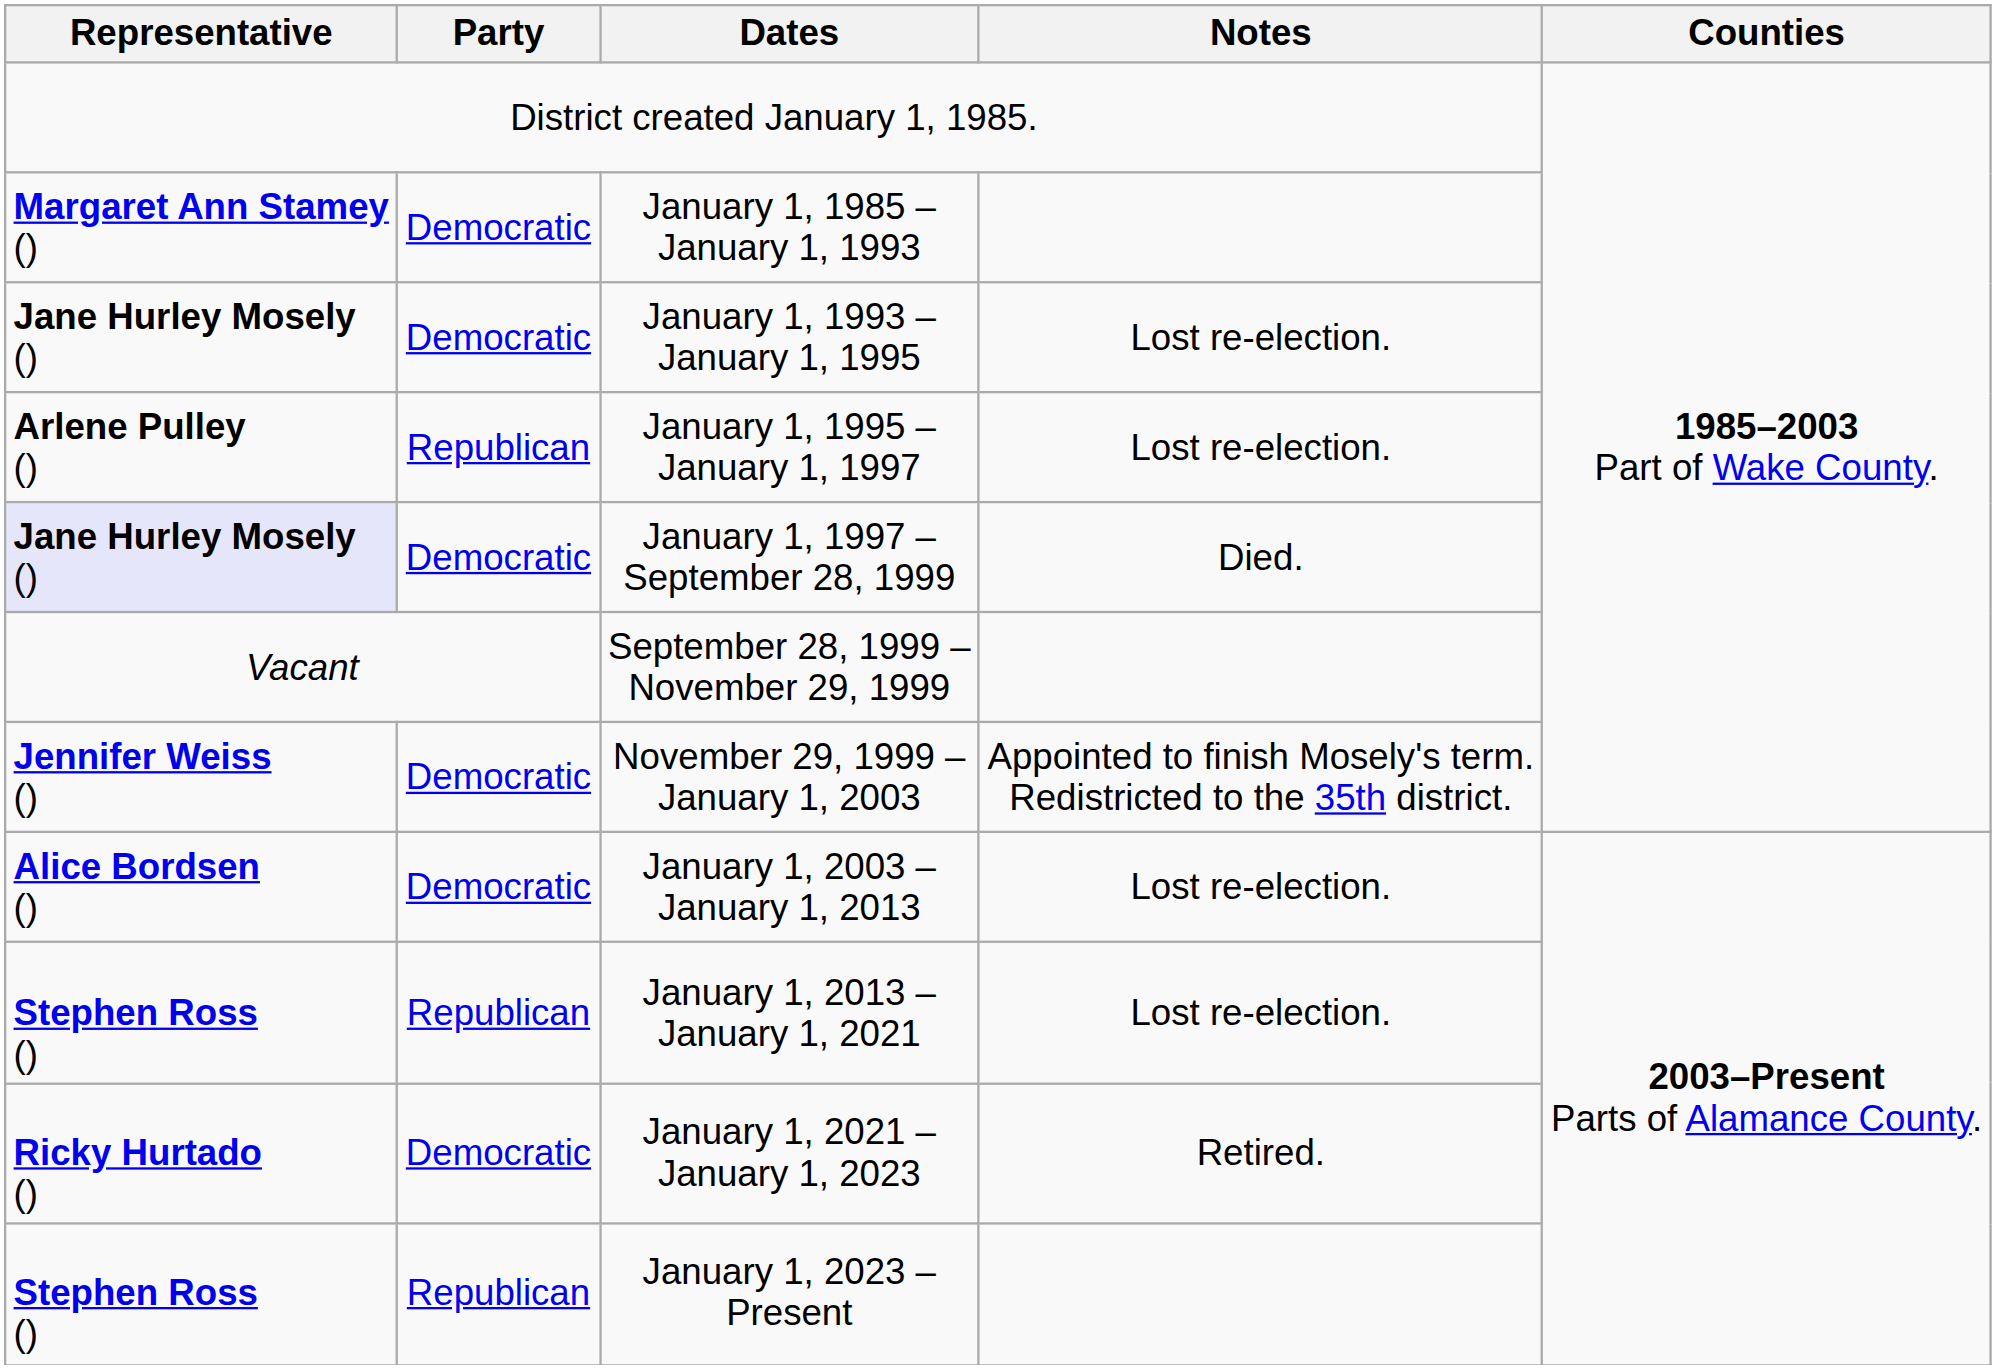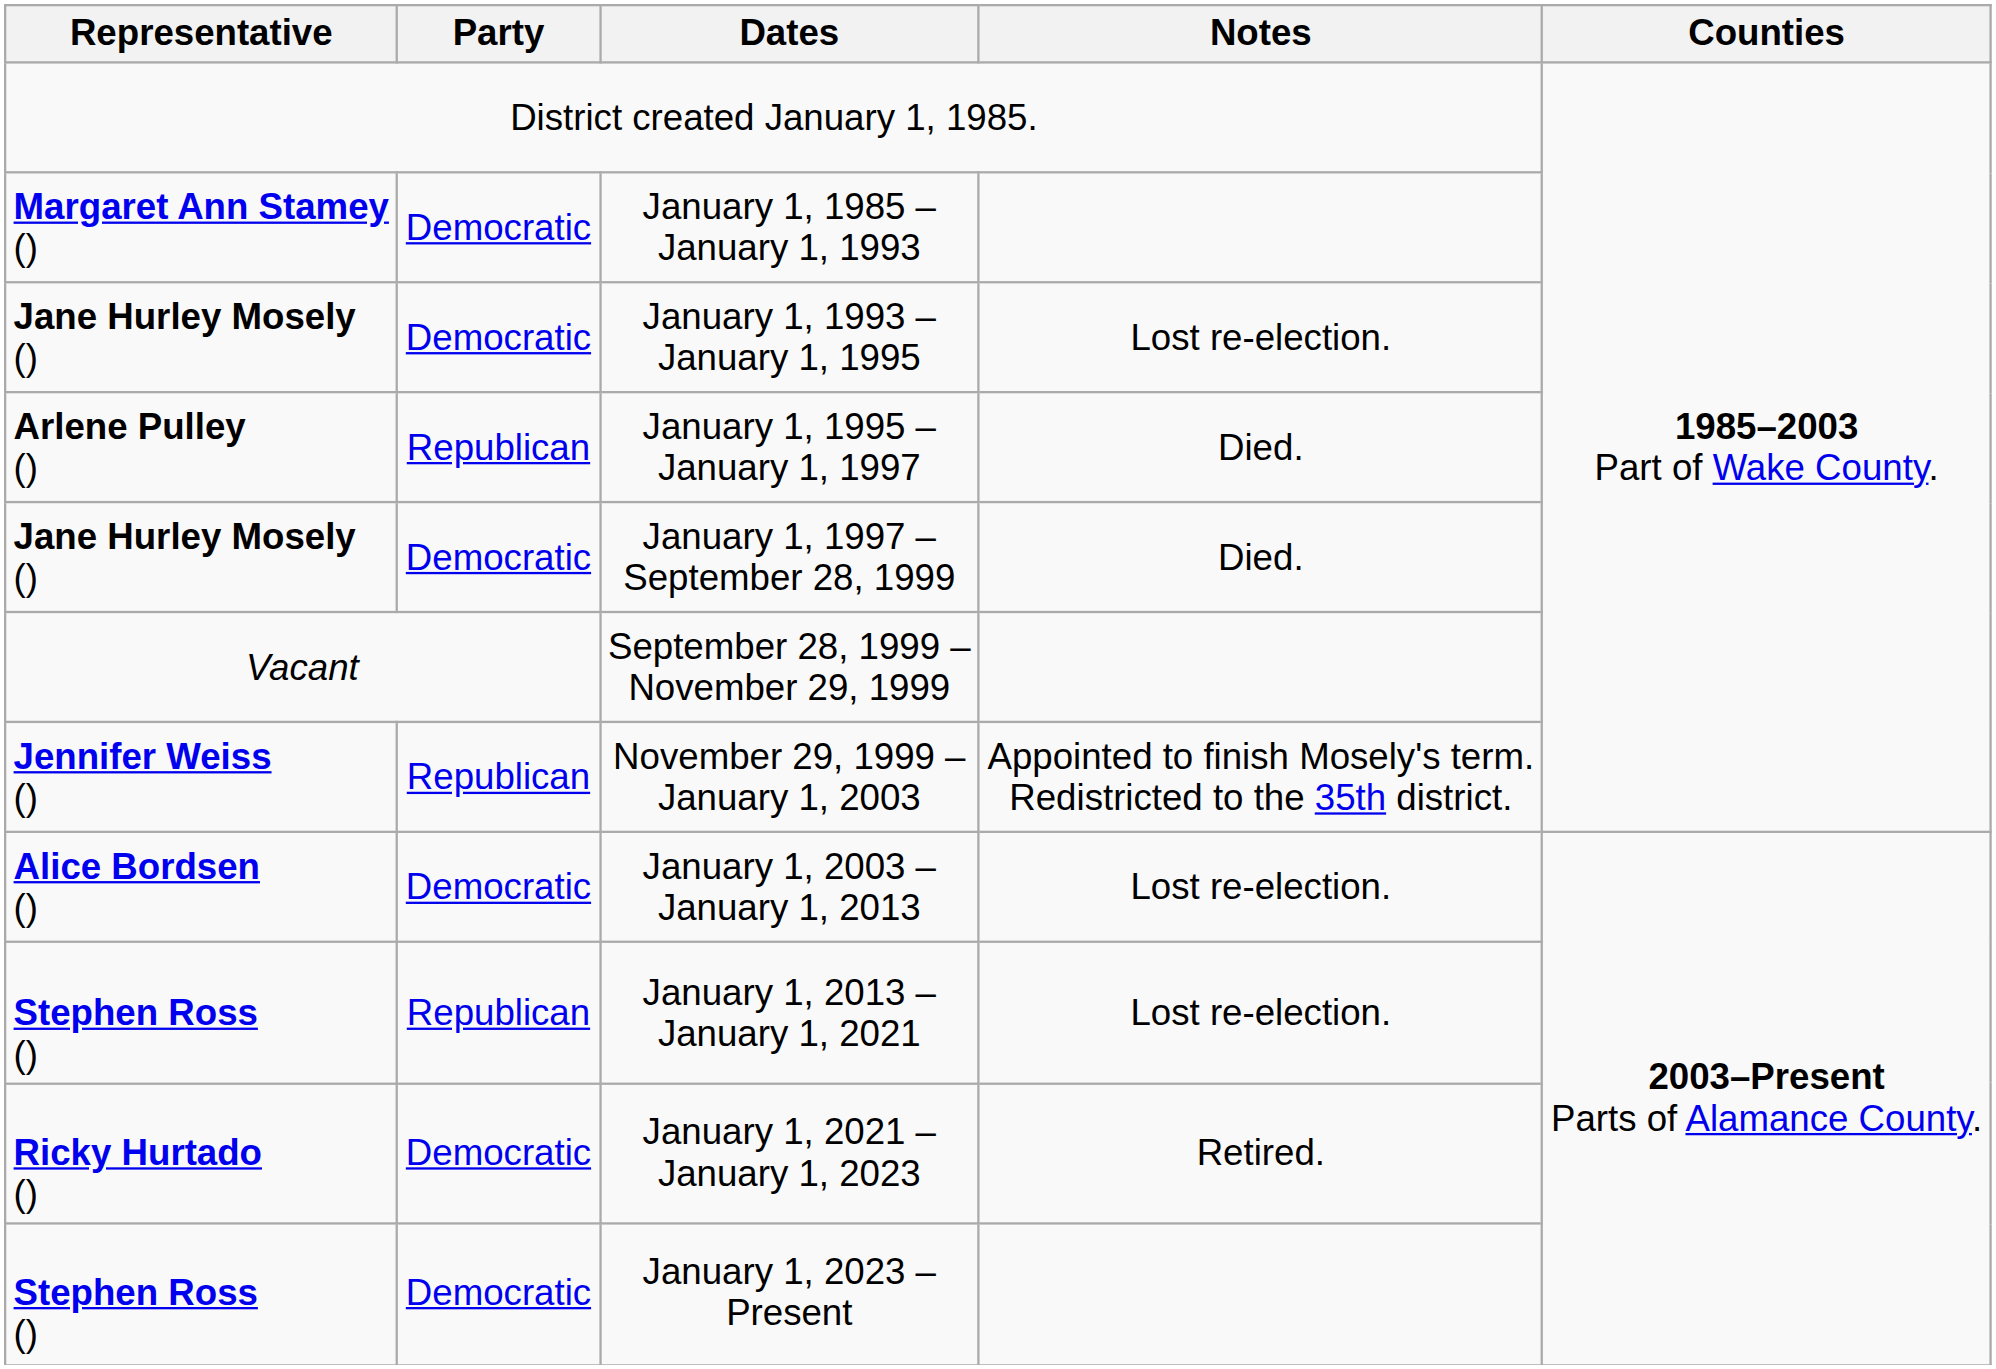(1261, 447) Lost re-election. -> (1261, 447) Died.
(185, 557) lavender background -> (185, 557) no background
(498, 777) Democratic -> (498, 777) Republican
(498, 1293) Republican -> (498, 1293) Democratic
